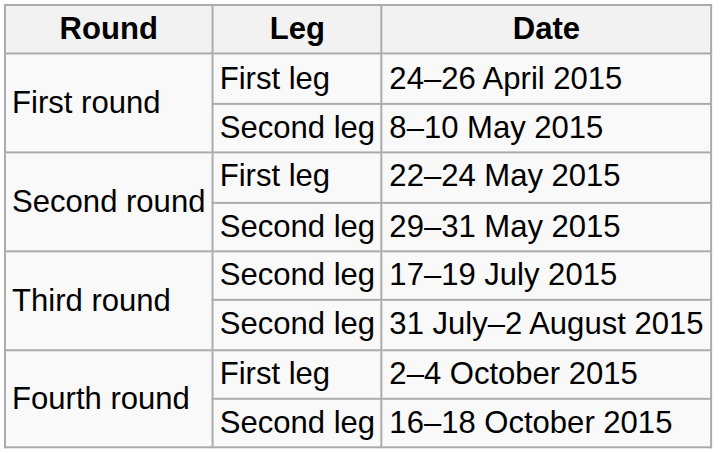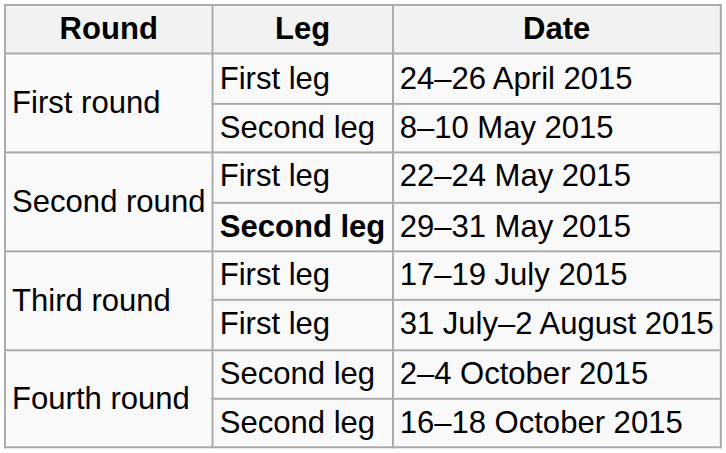(297, 226) normal -> (303, 226) bold
(297, 275) Second leg -> (275, 275) First leg
(297, 324) Second leg -> (275, 324) First leg
(275, 373) First leg -> (297, 373) Second leg
